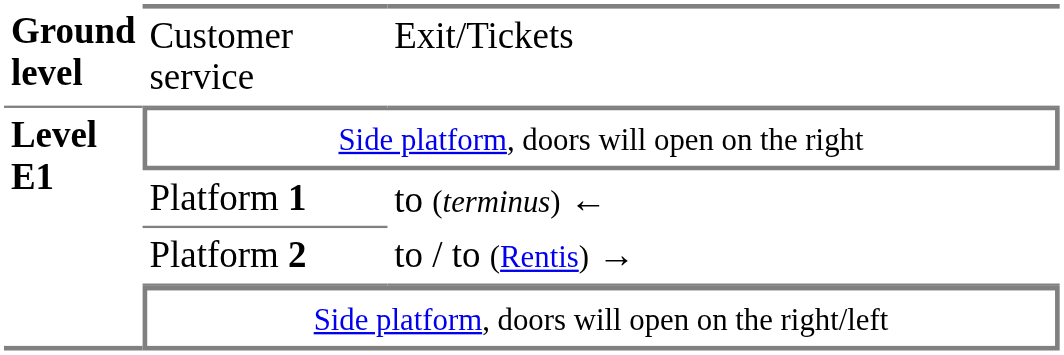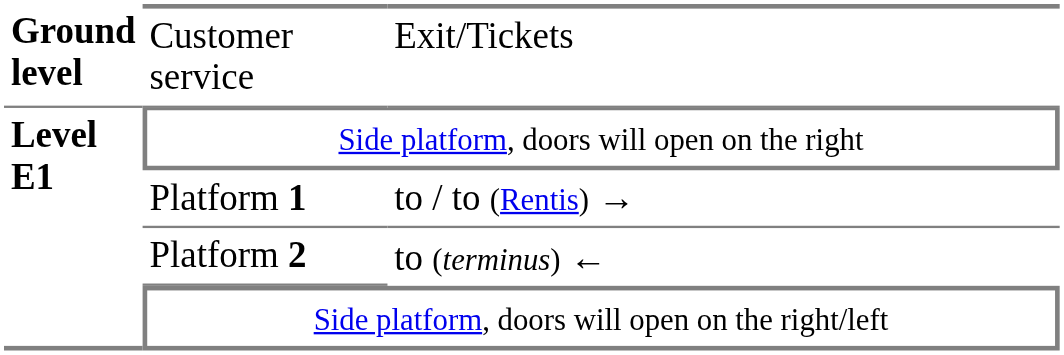(501, 198) to (terminus) ← -> (515, 197) to / to (Rentis) →
(515, 255) to / to (Rentis) → -> (501, 256) to (terminus) ←
